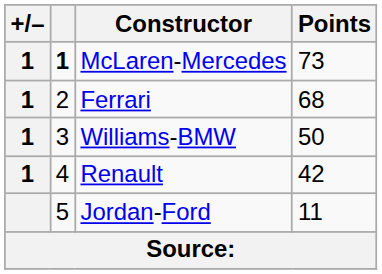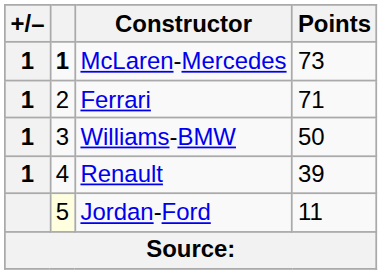(311, 99) 68 -> (311, 99) 71
(311, 174) 42 -> (311, 174) 39
(62, 212) no background -> (62, 212) lightyellow background
